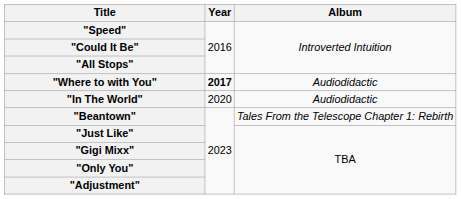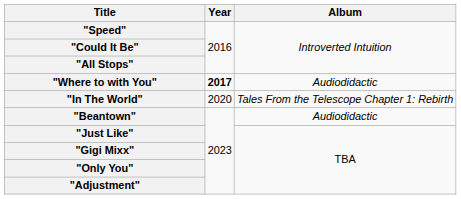(345, 99) Audiodidactic -> (345, 99) Tales From the Telescope Chapter 1: Rebirth
(345, 116) Tales From the Telescope Chapter 1: Rebirth -> (345, 116) Audiodidactic
